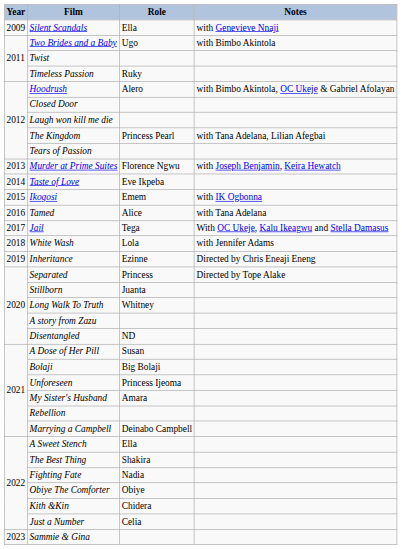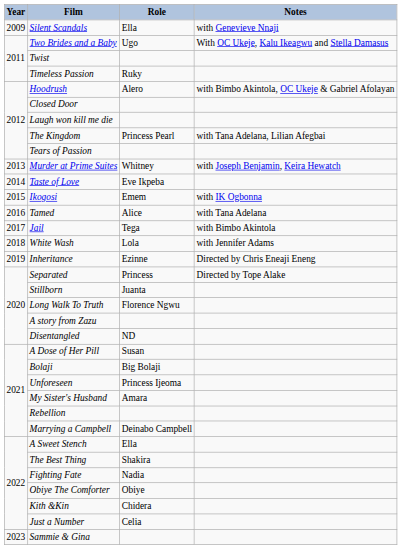(236, 43) with Bimbo Akintola -> (292, 43) With OC Ukeje, Kalu Ikeagwu and Stella Damasus
(151, 166) Florence Ngwu -> (138, 166) Whitney
(292, 228) With OC Ukeje, Kalu Ikeagwu and Stella Damasus -> (236, 228) with Bimbo Akintola
(138, 305) Whitney -> (151, 305) Florence Ngwu
